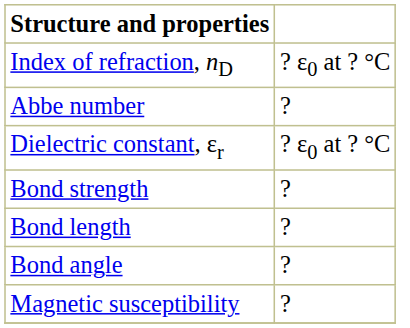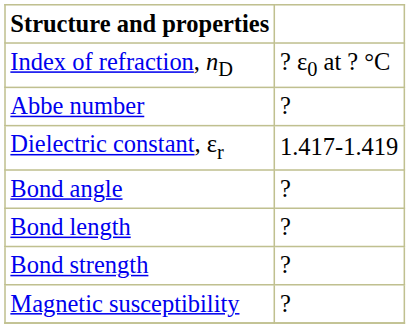(335, 147) ? ε0 at ? °C -> (339, 147) 1.417-1.419
rows swapped: (79, 189) <-> (66, 265)
